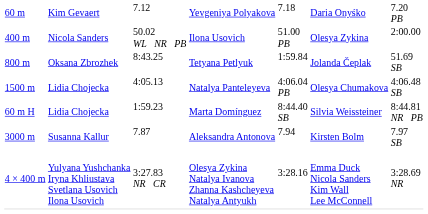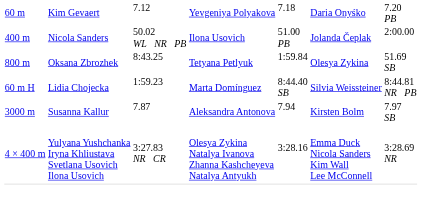(339, 38) Olesya Zykina -> (341, 38) Jolanda Čeplak
(341, 62) Jolanda Čeplak -> (339, 62) Olesya Zykina
- row: (230, 87)
